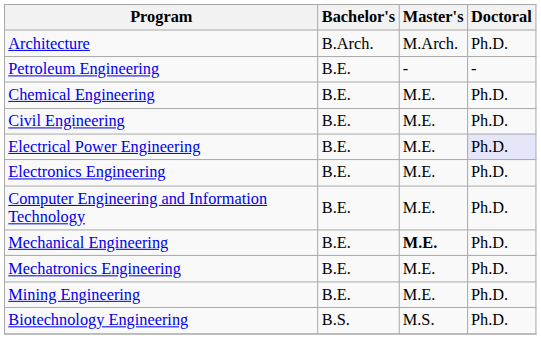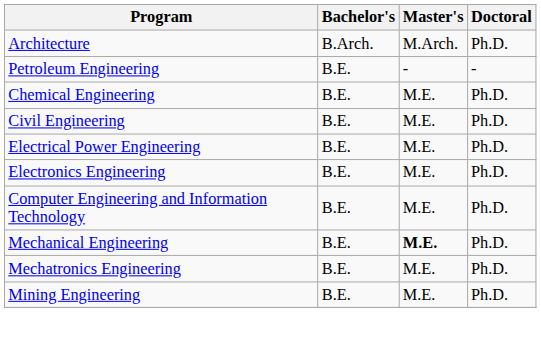(490, 146) lavender background -> (490, 146) no background
- row: (98, 320)
